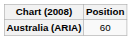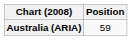(105, 27) 60 -> (105, 27) 59
